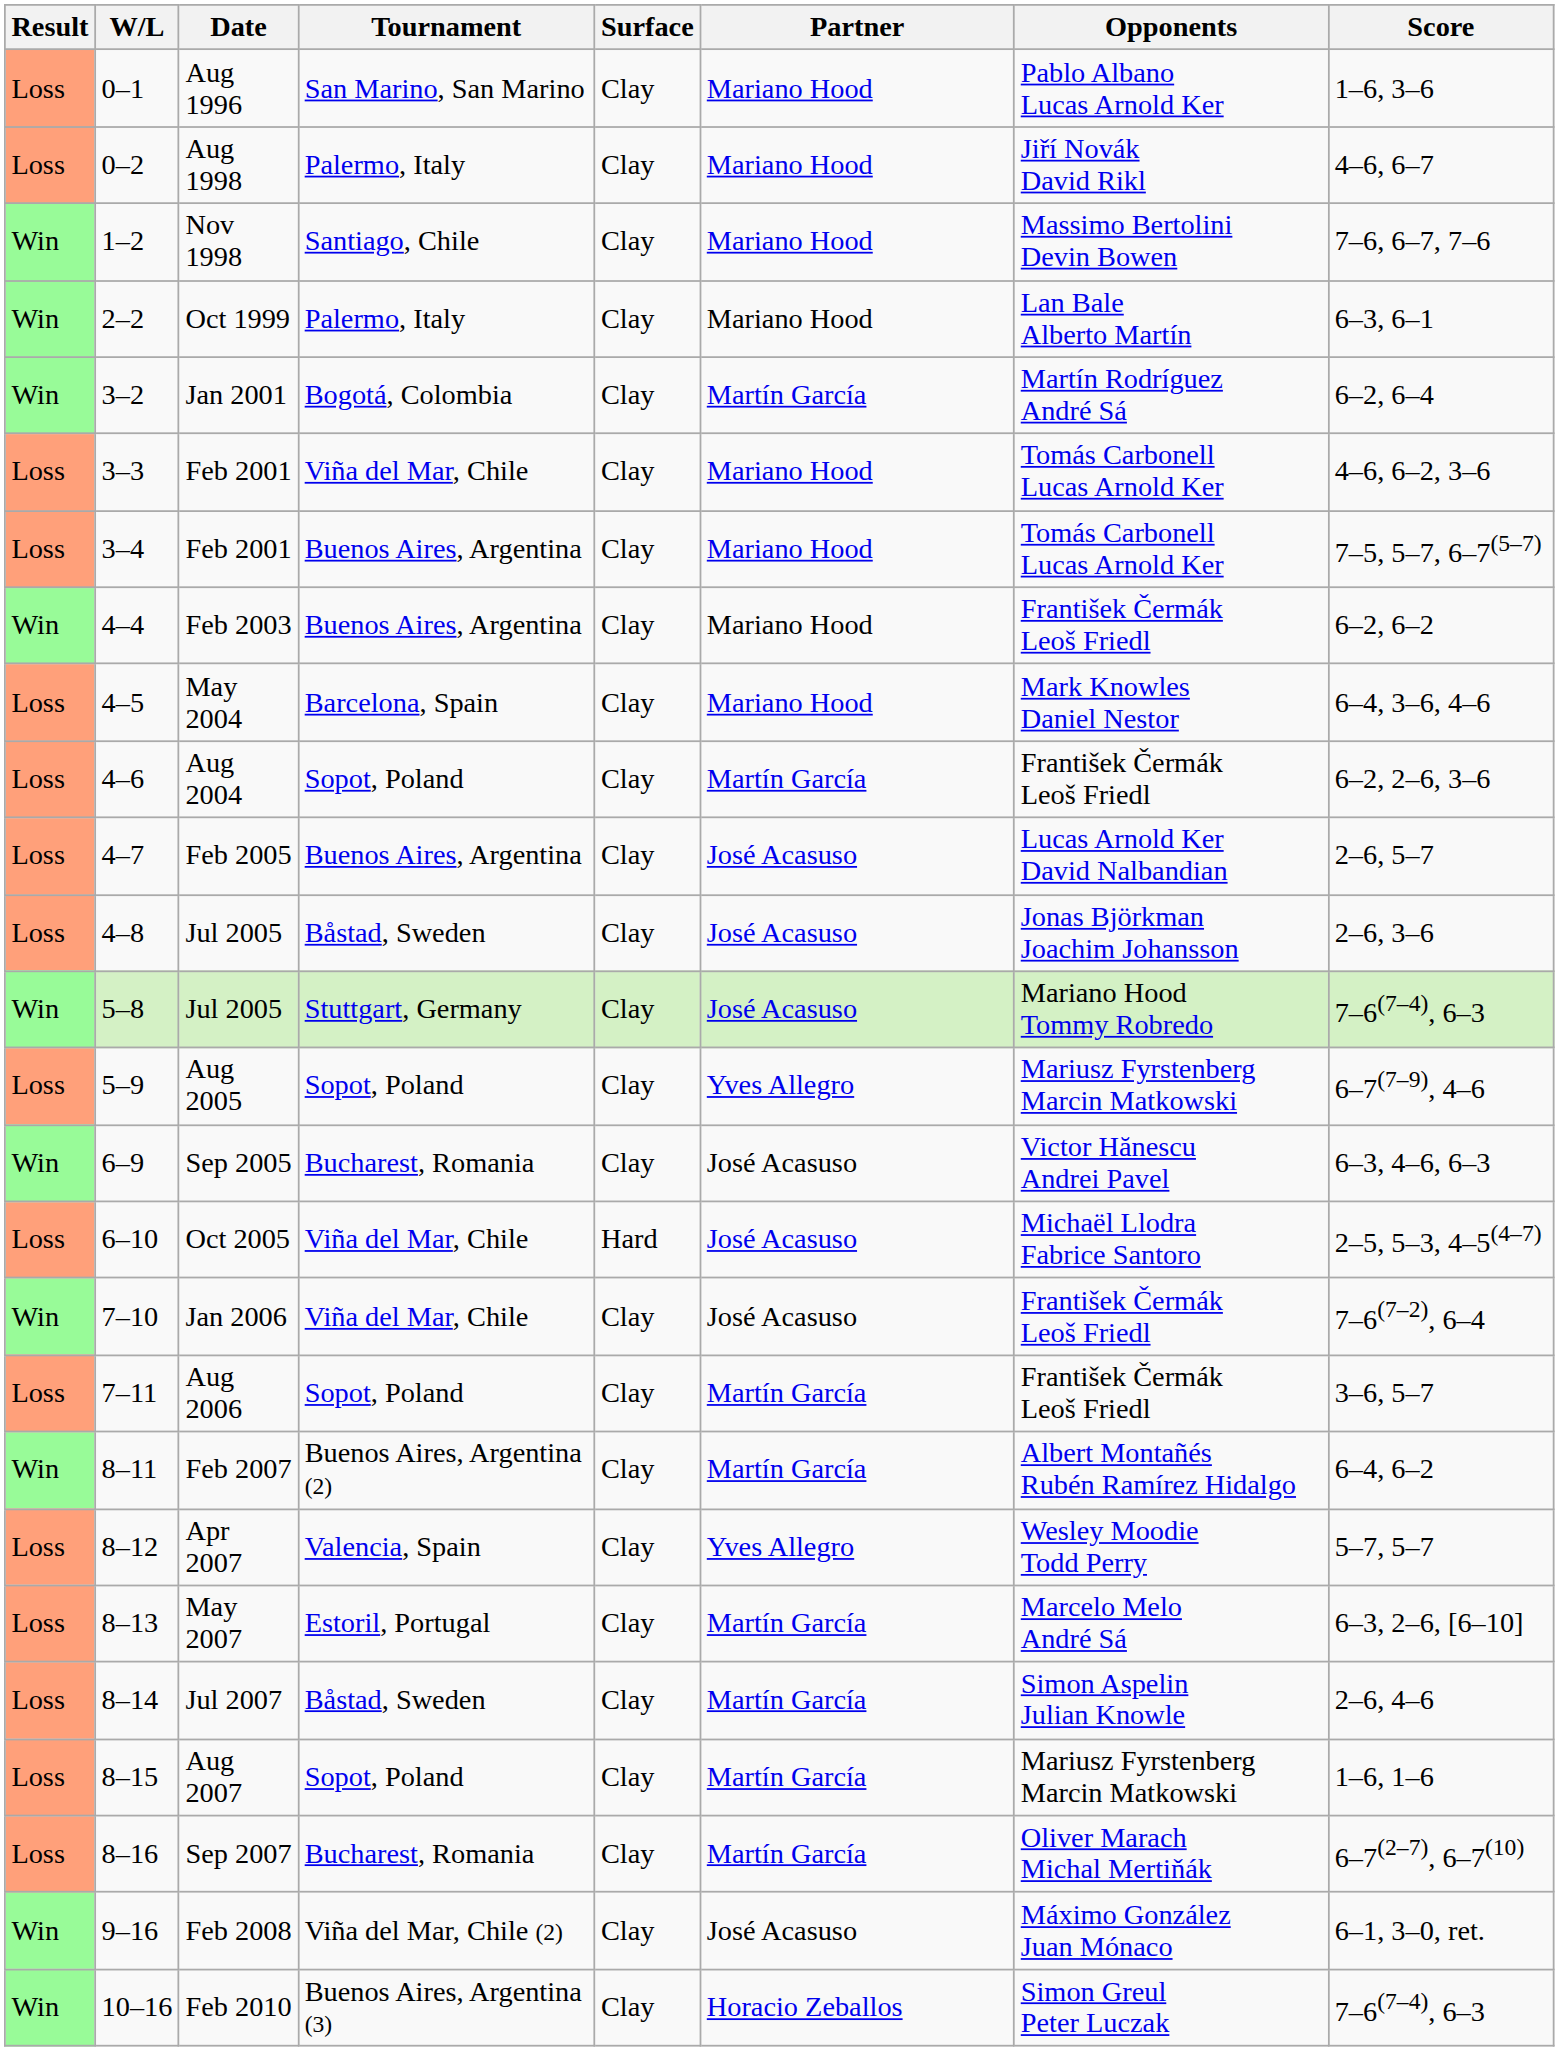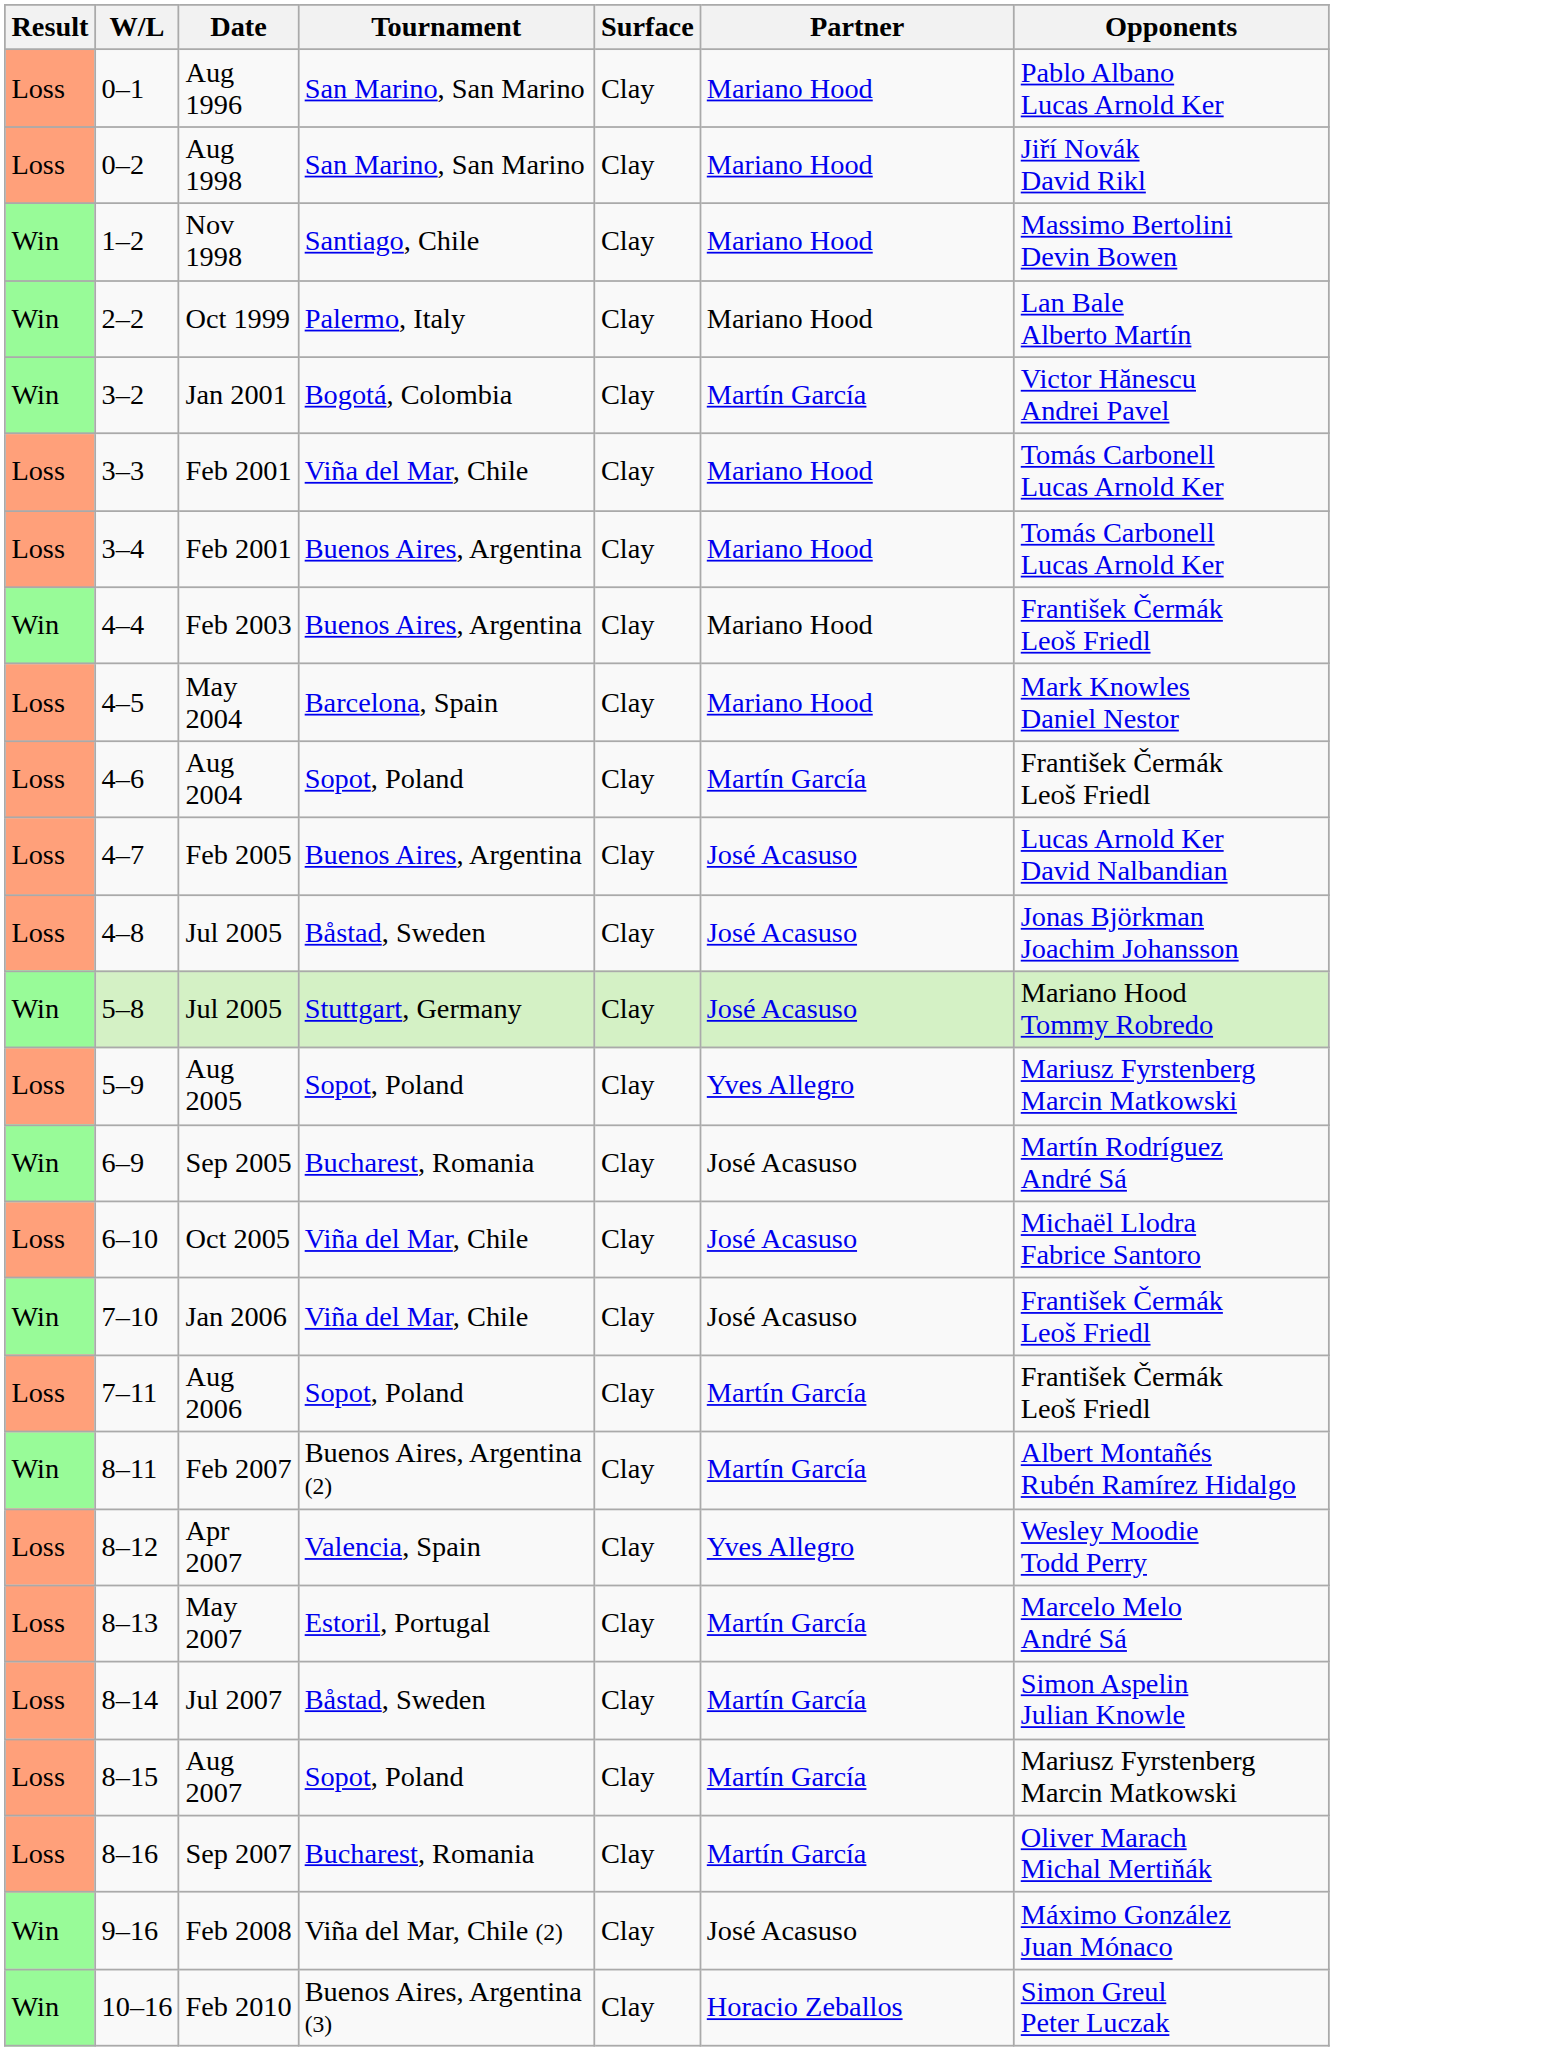- column: (1441, 26)
(385, 164) Palermo, Italy -> (445, 164) San Marino, San Marino
(1122, 394) Martín Rodríguez André Sá -> (1108, 394) Victor Hănescu Andrei Pavel
(1108, 1162) Victor Hănescu Andrei Pavel -> (1122, 1162) Martín Rodríguez André Sá
(629, 1239) Hard -> (628, 1239) Clay
